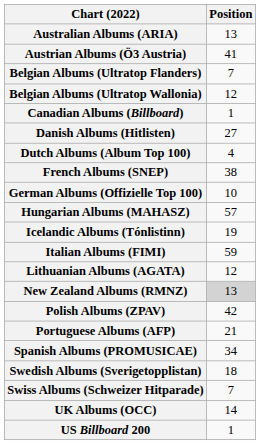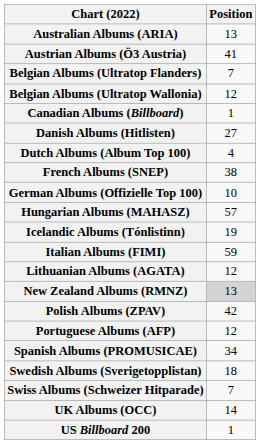(231, 331) 21 -> (231, 331) 12
